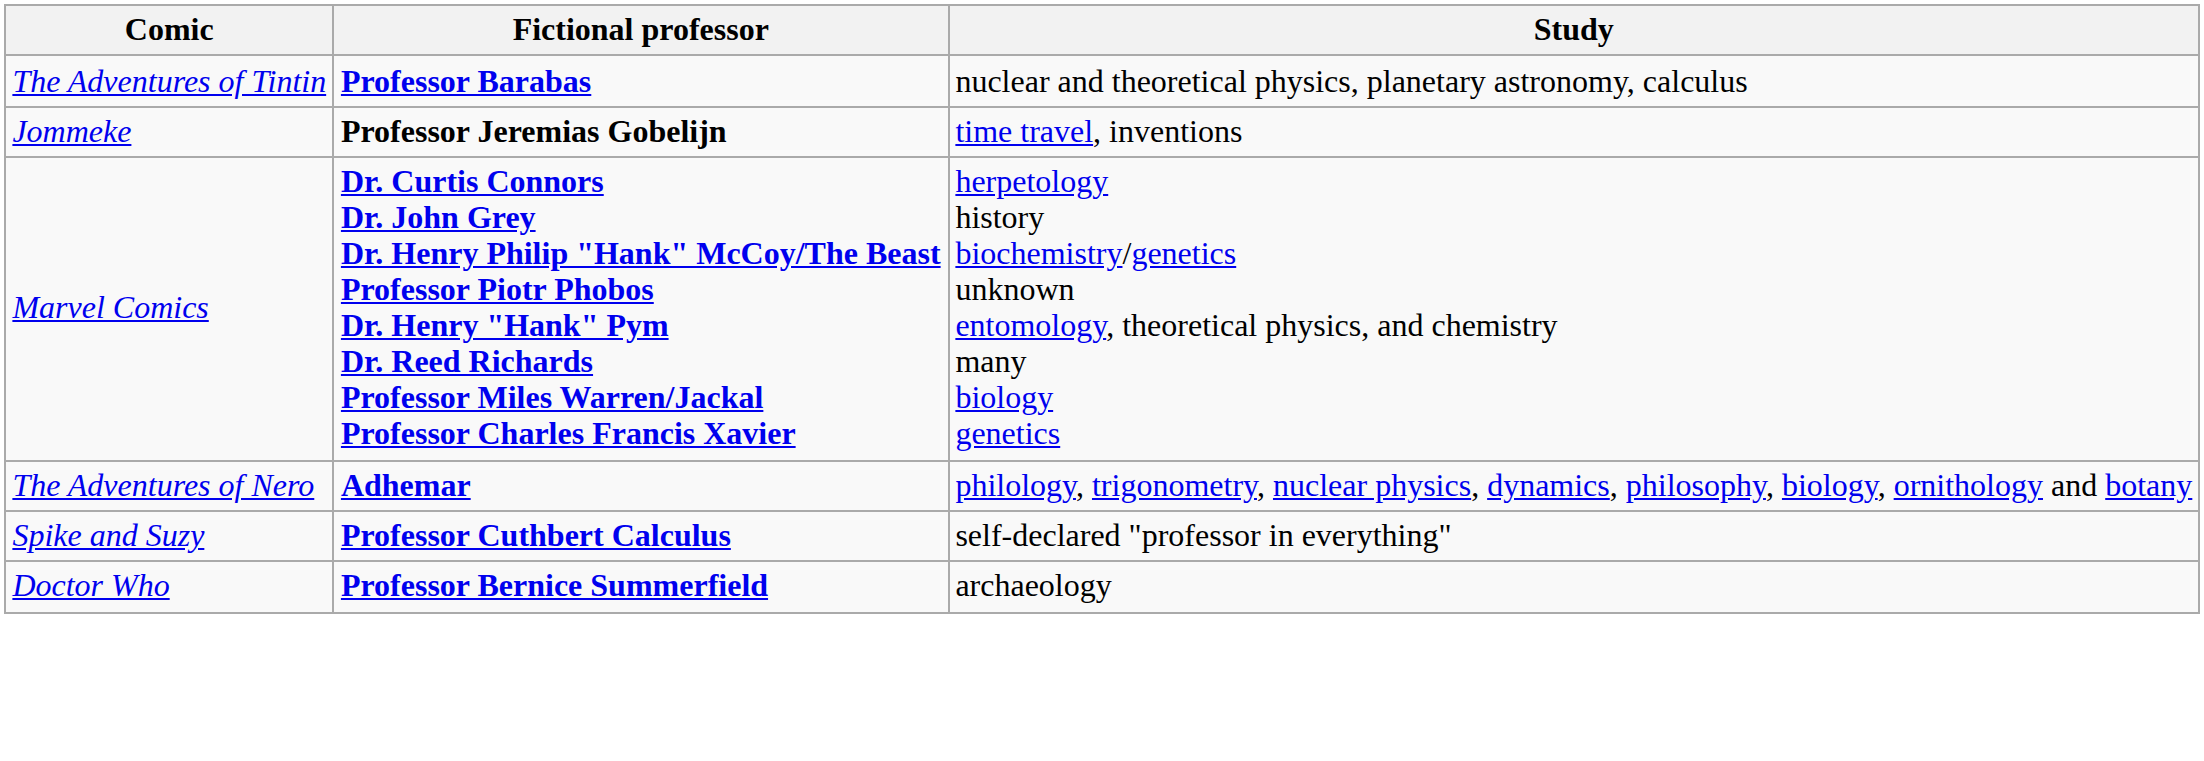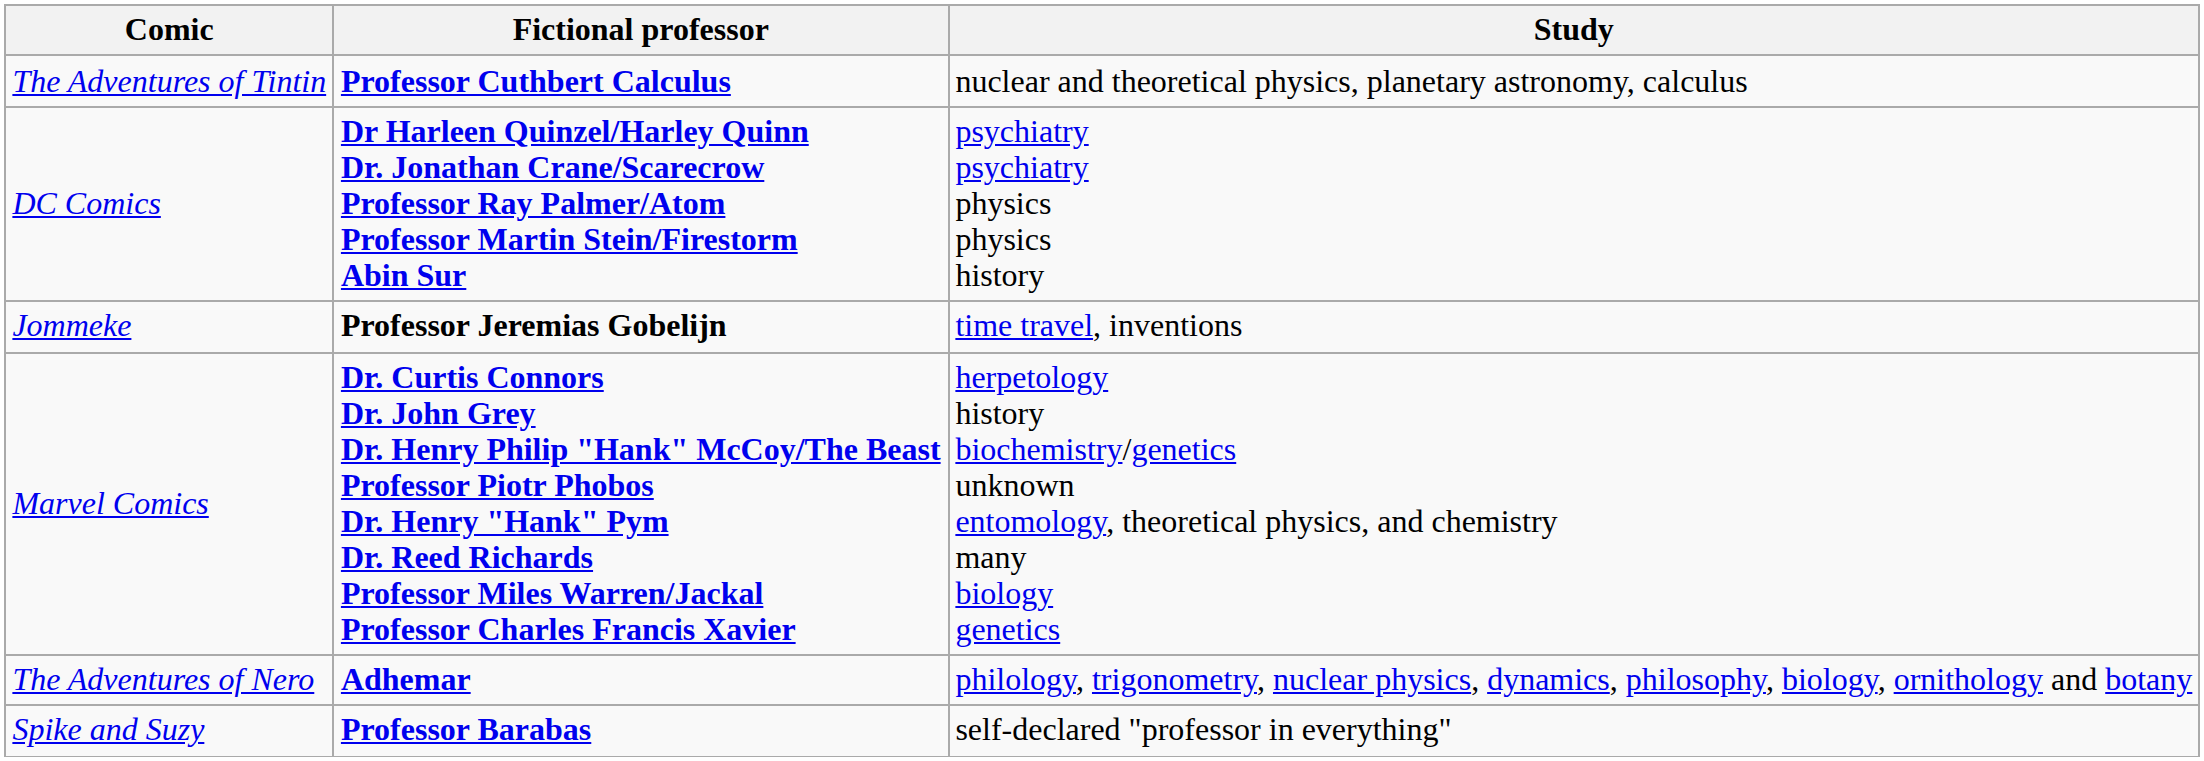(466, 80) Professor Barabas -> (536, 80) Professor Cuthbert Calculus
+ row: (87, 203)
(536, 535) Professor Cuthbert Calculus -> (466, 730) Professor Barabas
- row: (91, 586)
